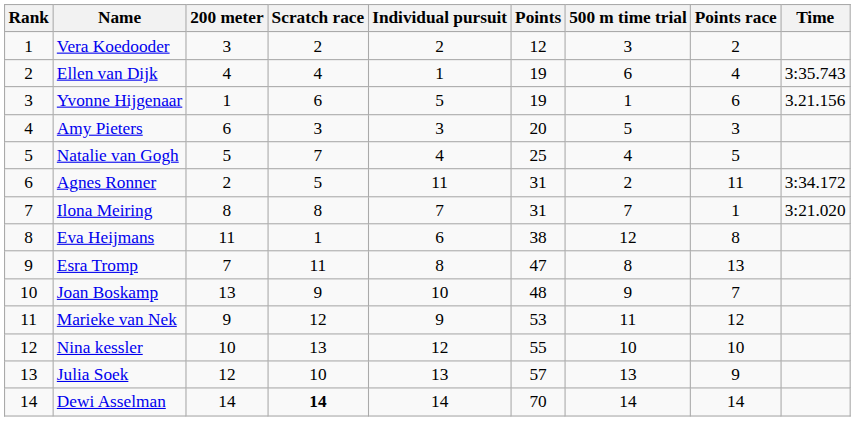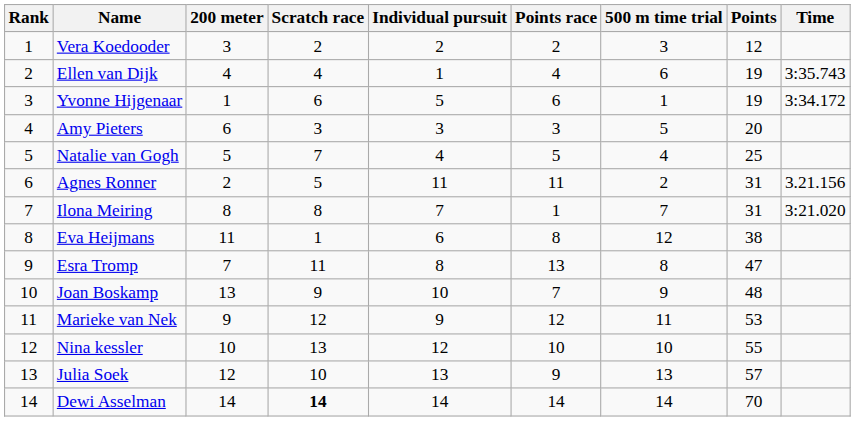columns swapped: (736, 18) <-> (538, 18)
(815, 100) 3.21.156 -> (815, 100) 3:34.172
(815, 182) 3:34.172 -> (815, 182) 3.21.156
